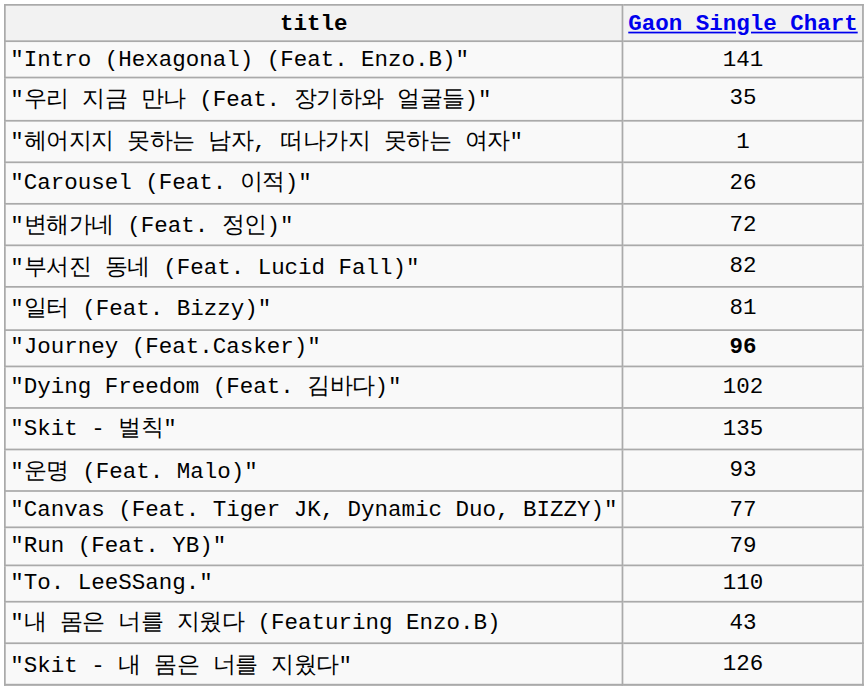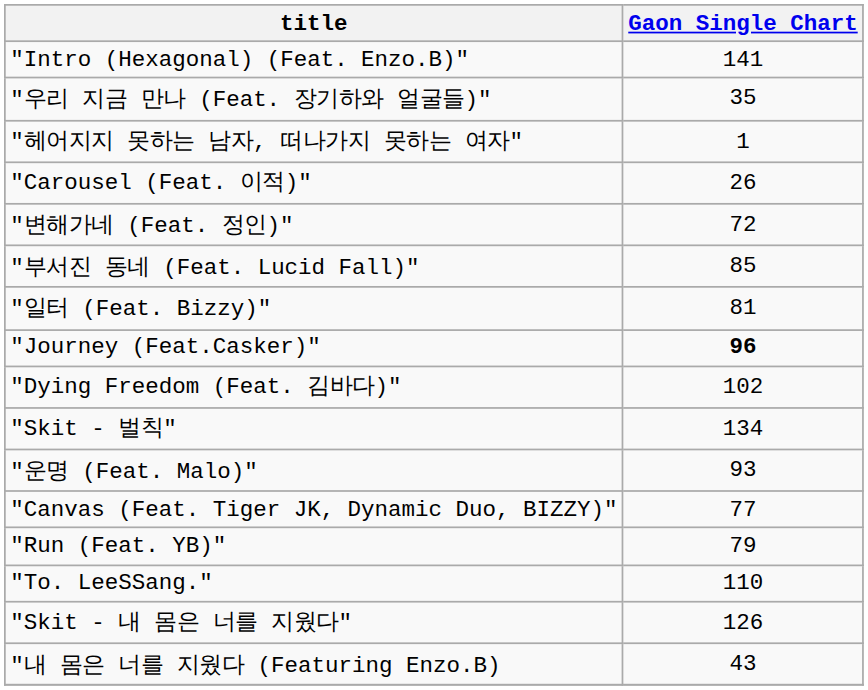(743, 266) 82 -> (743, 266) 85
(743, 429) 135 -> (743, 429) 134
rows swapped: (181, 665) <-> (255, 623)
